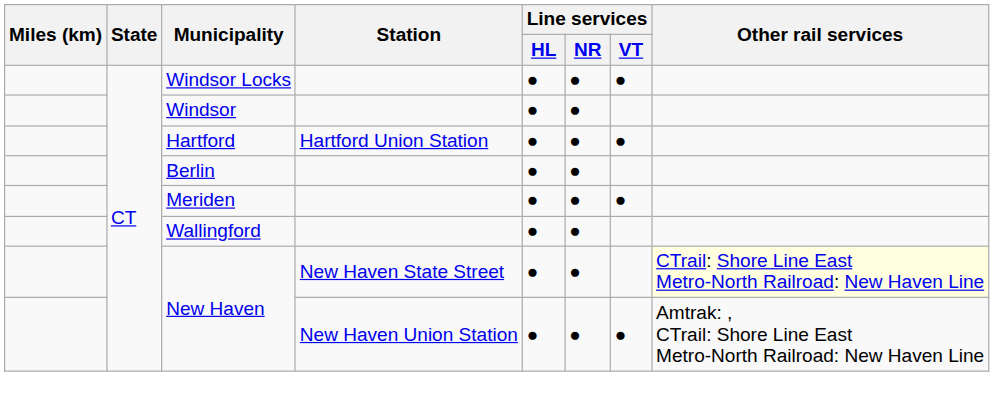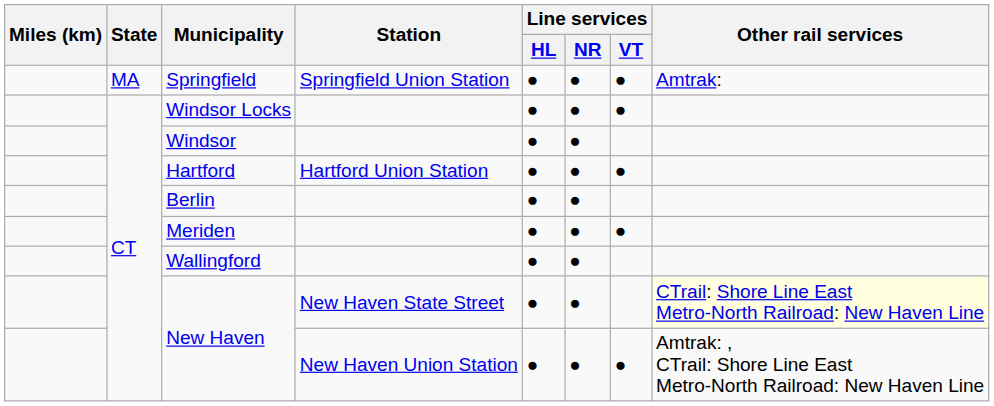+ row: (211, 79)
